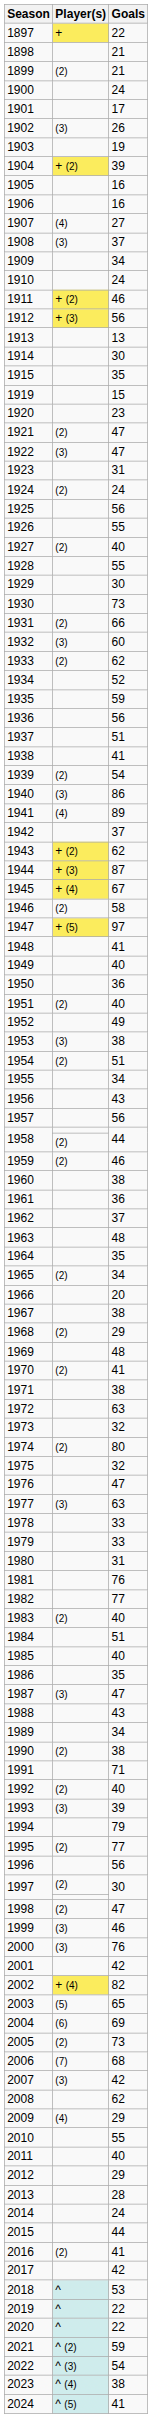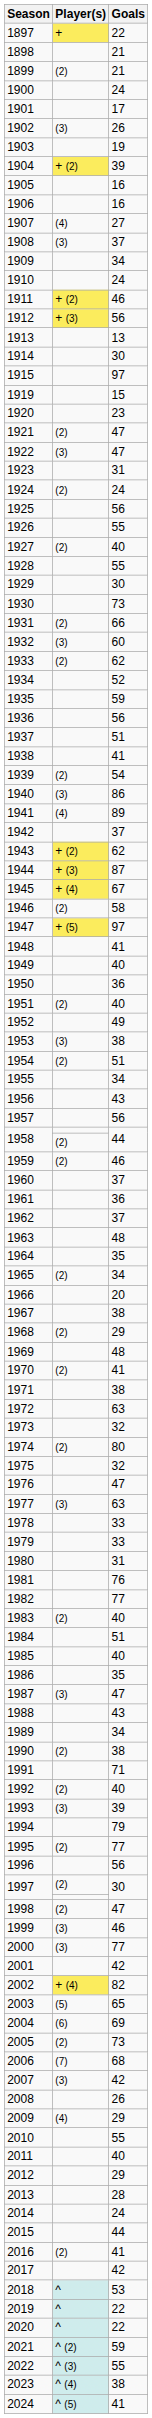(118, 375) 35 -> (118, 375) 97
(118, 1180) 38 -> (118, 1180) 37
(118, 1947) 76 -> (118, 1947) 77
(118, 2099) 62 -> (118, 2099) 26
(118, 2365) 54 -> (118, 2365) 55
